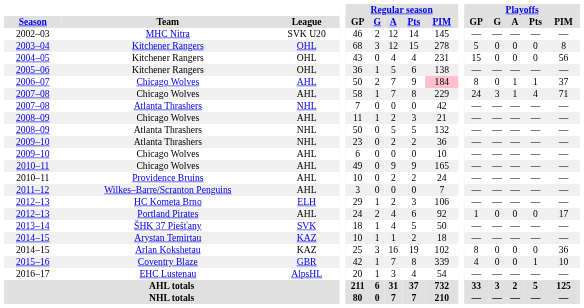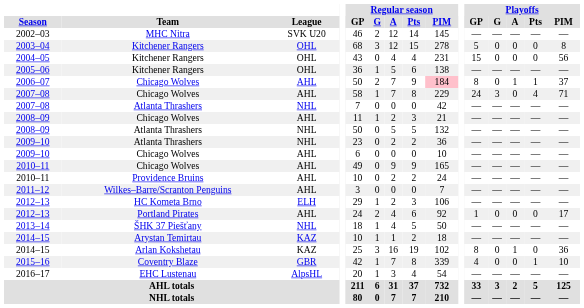(515, 94) 1 -> (515, 94) 0
(307, 226) SVK -> (307, 226) NHL
(515, 250) 0 -> (515, 250) 1
